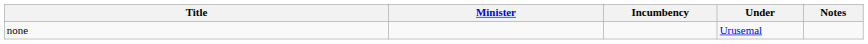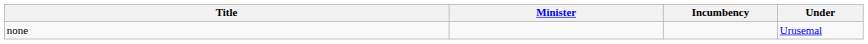- column: (833, 13)
